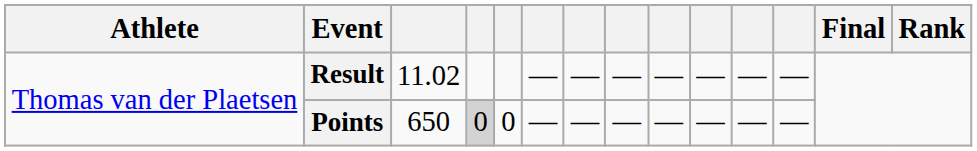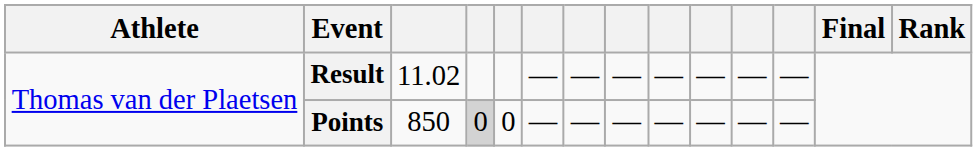(429, 122) 650 -> (429, 122) 850
